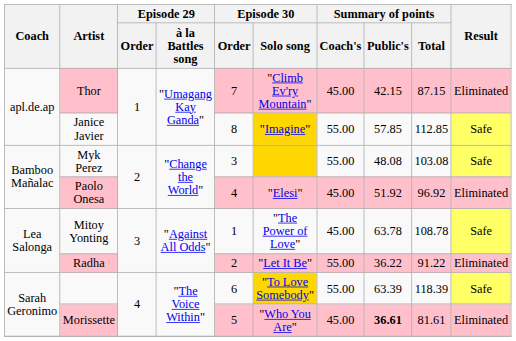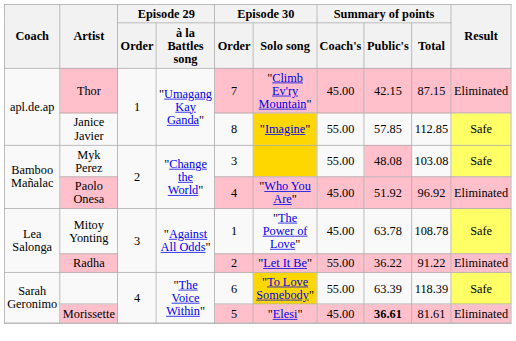(388, 161) no background -> (388, 161) pink background
(285, 193) "Elesi" -> (285, 193) "Who You Are"
(285, 320) "Who You Are" -> (285, 314) "Elesi"
